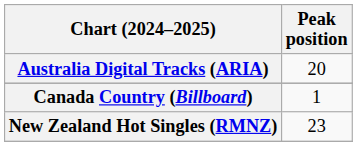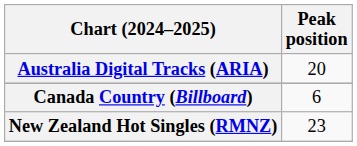(317, 97) 1 -> (317, 97) 6
